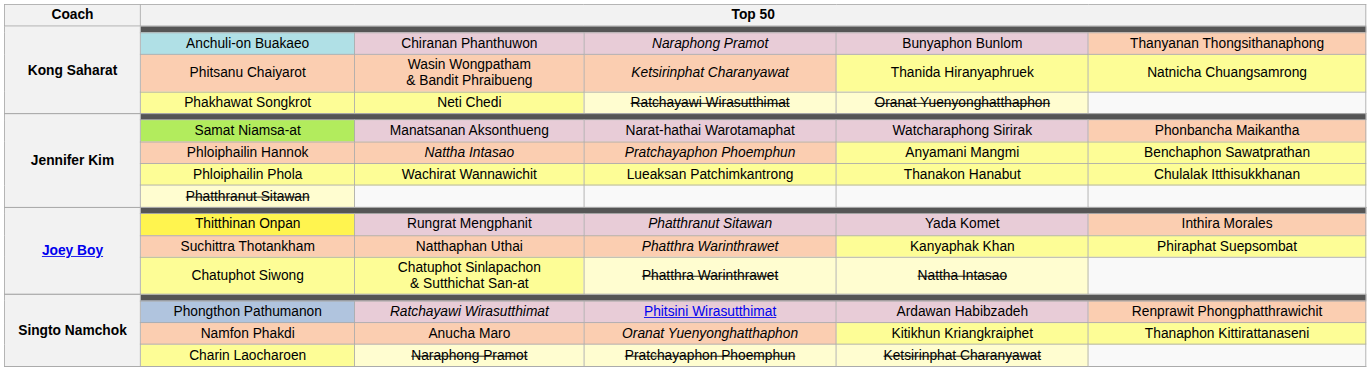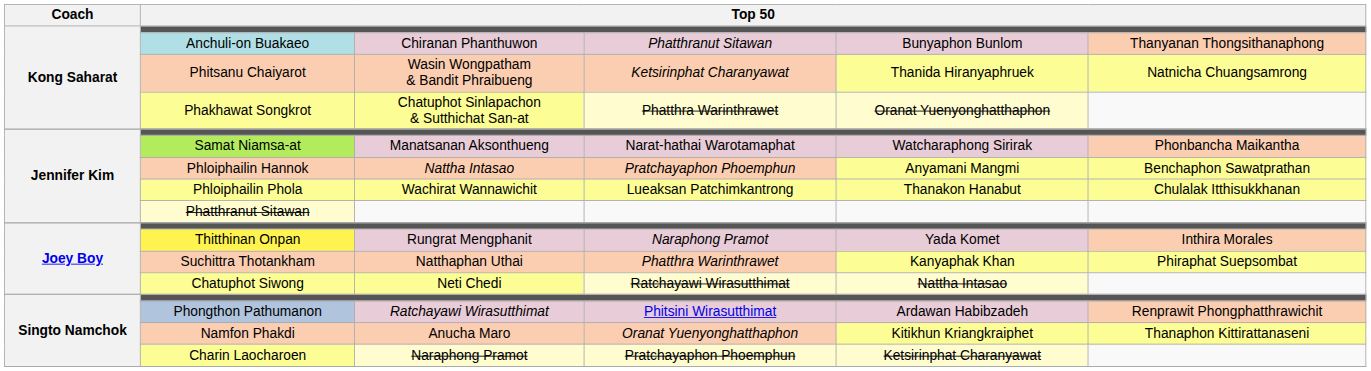(710, 43) Naraphong Pramot -> (710, 43) Phatthranut Sitawan
(469, 102) Neti Chedi -> (469, 110) Chatuphot Sinlapachon & Sutthichat San-at
(710, 102) Ratchayawi Wirasutthimat -> (710, 110) Phatthra Warinthrawet
(710, 224) Phatthranut Sitawan -> (710, 239) Naraphong Pramot
(469, 275) Chatuphot Sinlapachon & Sutthichat San-at -> (469, 283) Neti Chedi
(710, 275) Phatthra Warinthrawet -> (710, 283) Ratchayawi Wirasutthimat
